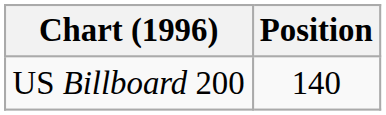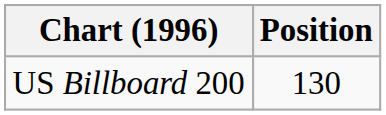(316, 82) 140 -> (316, 82) 130
